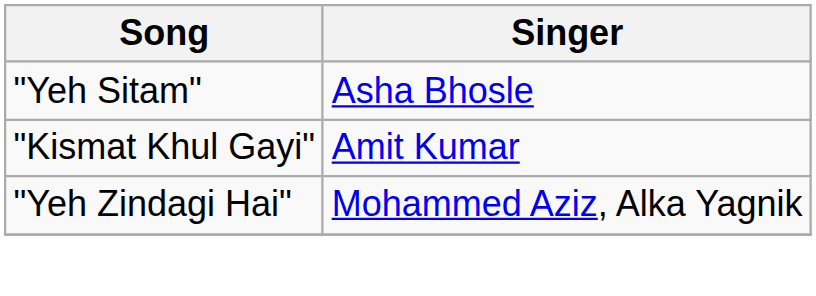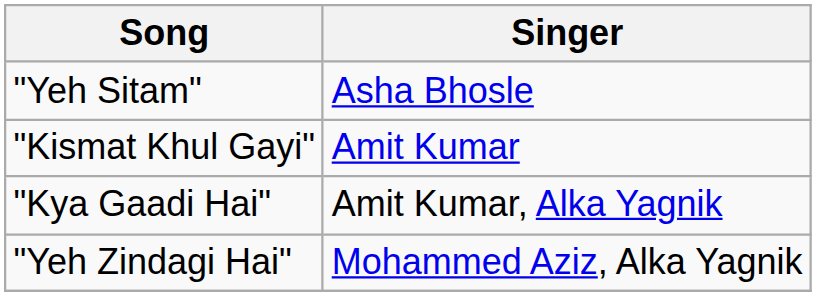+ row: (142, 204)
